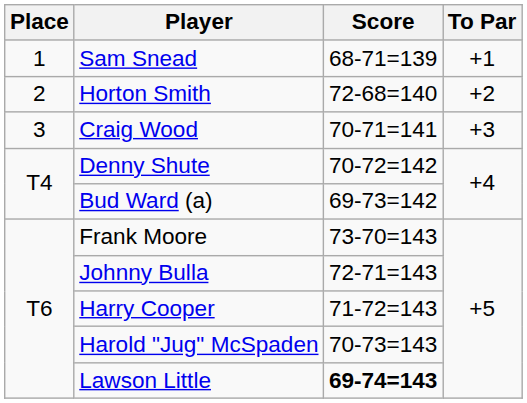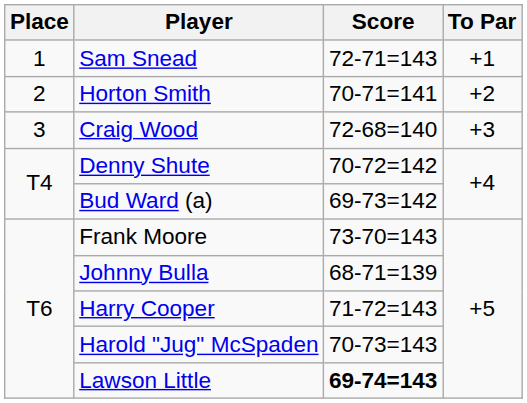(383, 58) 68-71=139 -> (383, 58) 72-71=143
(383, 93) 72-68=140 -> (383, 93) 70-71=141
(383, 129) 70-71=141 -> (383, 129) 72-68=140
(383, 272) 72-71=143 -> (383, 272) 68-71=139
